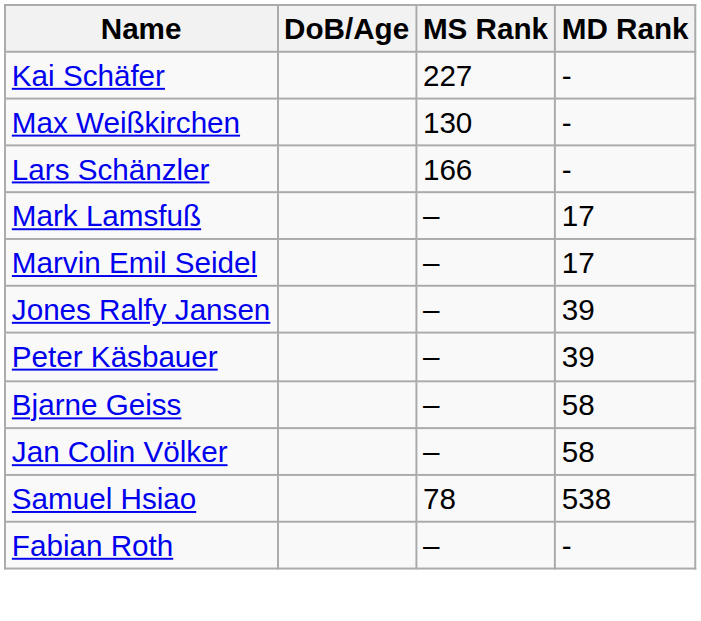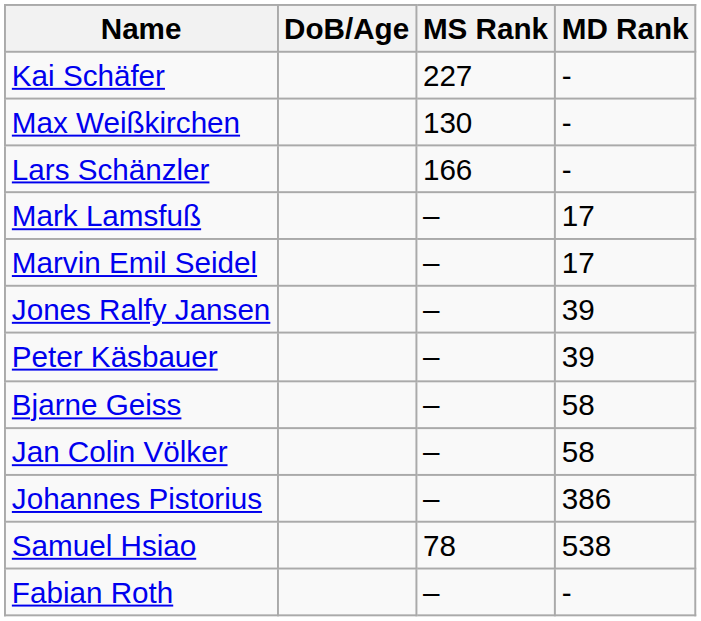+ row: (137, 498)
